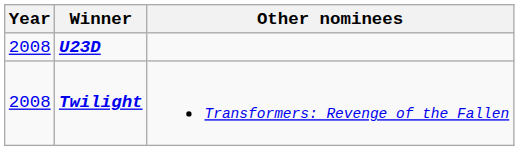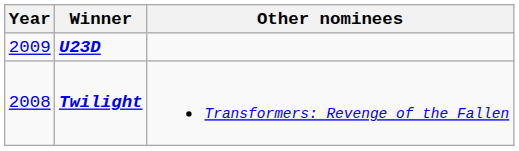(30, 47) 2008 -> (30, 47) 2009
